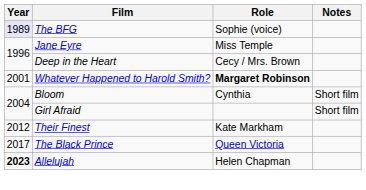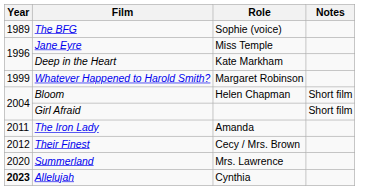(18, 29) lavender background -> (18, 29) no background
(258, 62) Cecy / Mrs. Brown -> (249, 62) Kate Markham
(18, 78) 2001 -> (18, 78) 1999
(263, 78) bold -> (259, 78) normal
(233, 95) Cynthia -> (253, 95) Helen Chapman
+ row: (67, 128)
(249, 128) Kate Markham -> (258, 144) Cecy / Mrs. Brown
- row: (74, 144)
+ row: (64, 161)
(253, 161) Helen Chapman -> (233, 177) Cynthia
